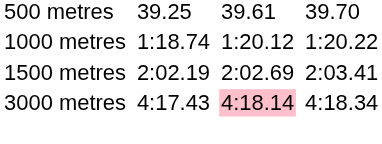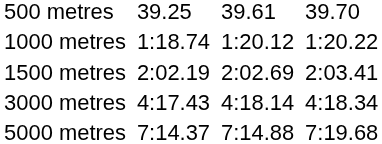(258, 102) pink background -> (258, 102) no background
+ row: (65, 132)
